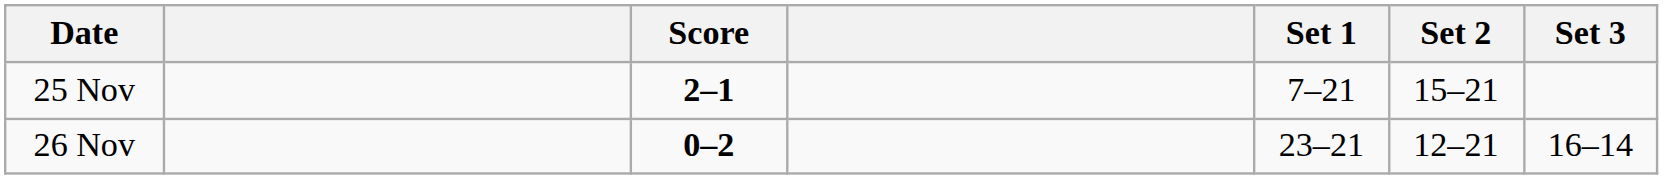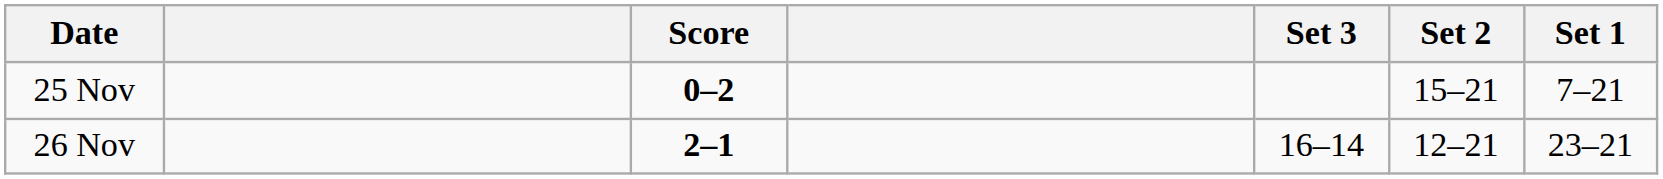columns swapped: (1321, 33) <-> (1590, 33)
(709, 89) 2–1 -> (709, 89) 0–2
(709, 145) 0–2 -> (709, 145) 2–1
